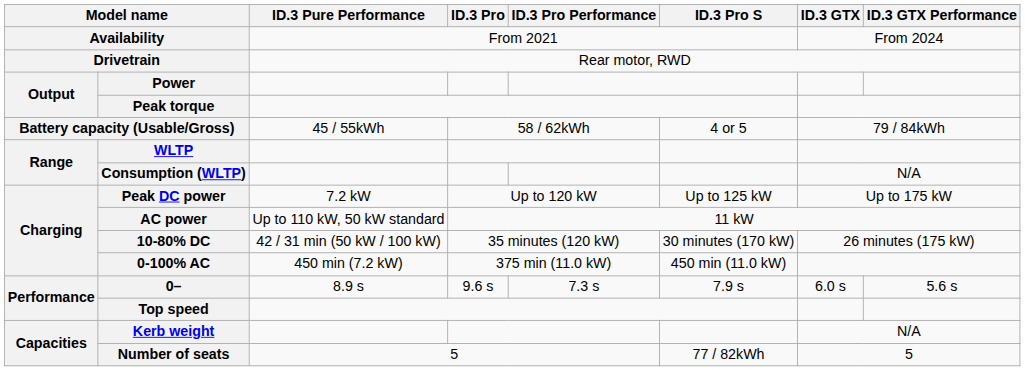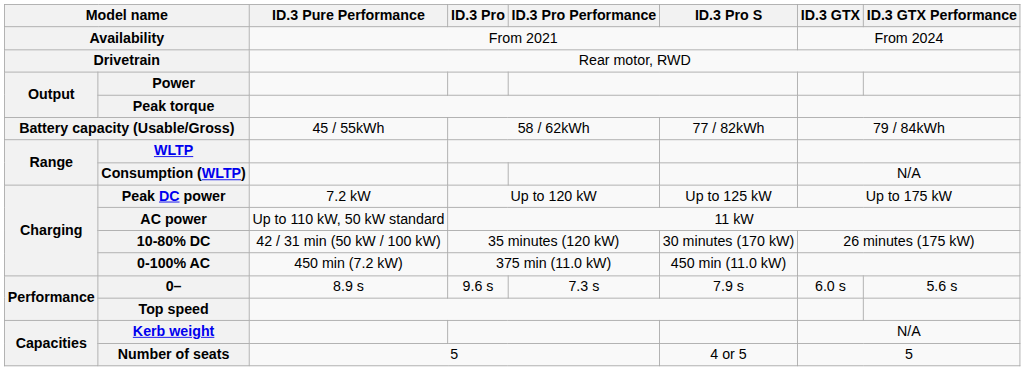(729, 128) 4 or 5 -> (729, 128) 77 / 82kWh
(729, 354) 77 / 82kWh -> (729, 354) 4 or 5
